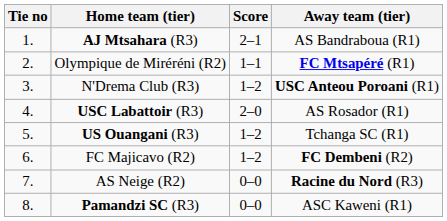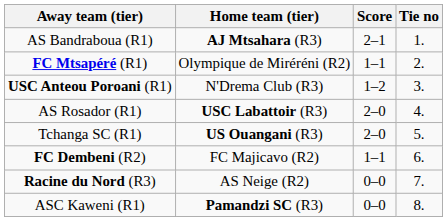columns swapped: (28, 16) <-> (357, 16)
(251, 134) 1–2 -> (375, 134) 2–0
(251, 157) 1–2 -> (375, 157) 1–1
